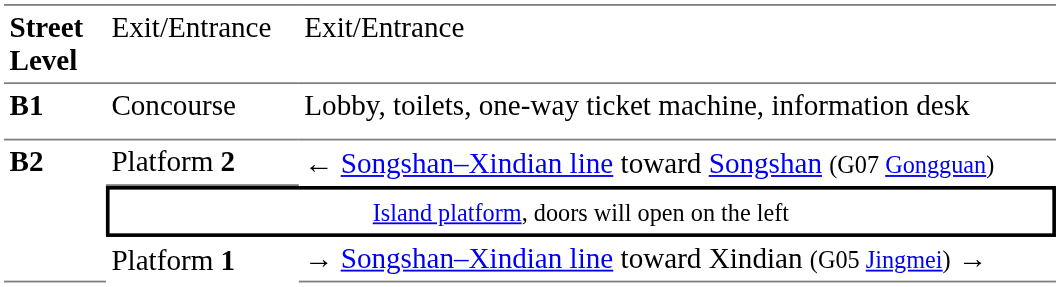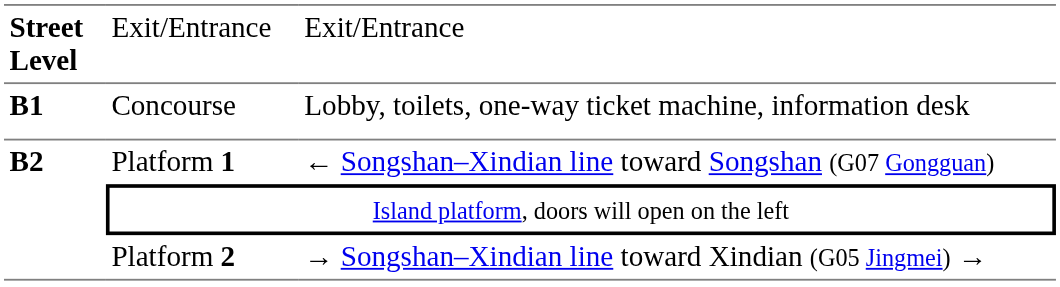(173, 161) Platform 2 -> (173, 161) Platform 1
(173, 259) Platform 1 -> (173, 256) Platform 2
